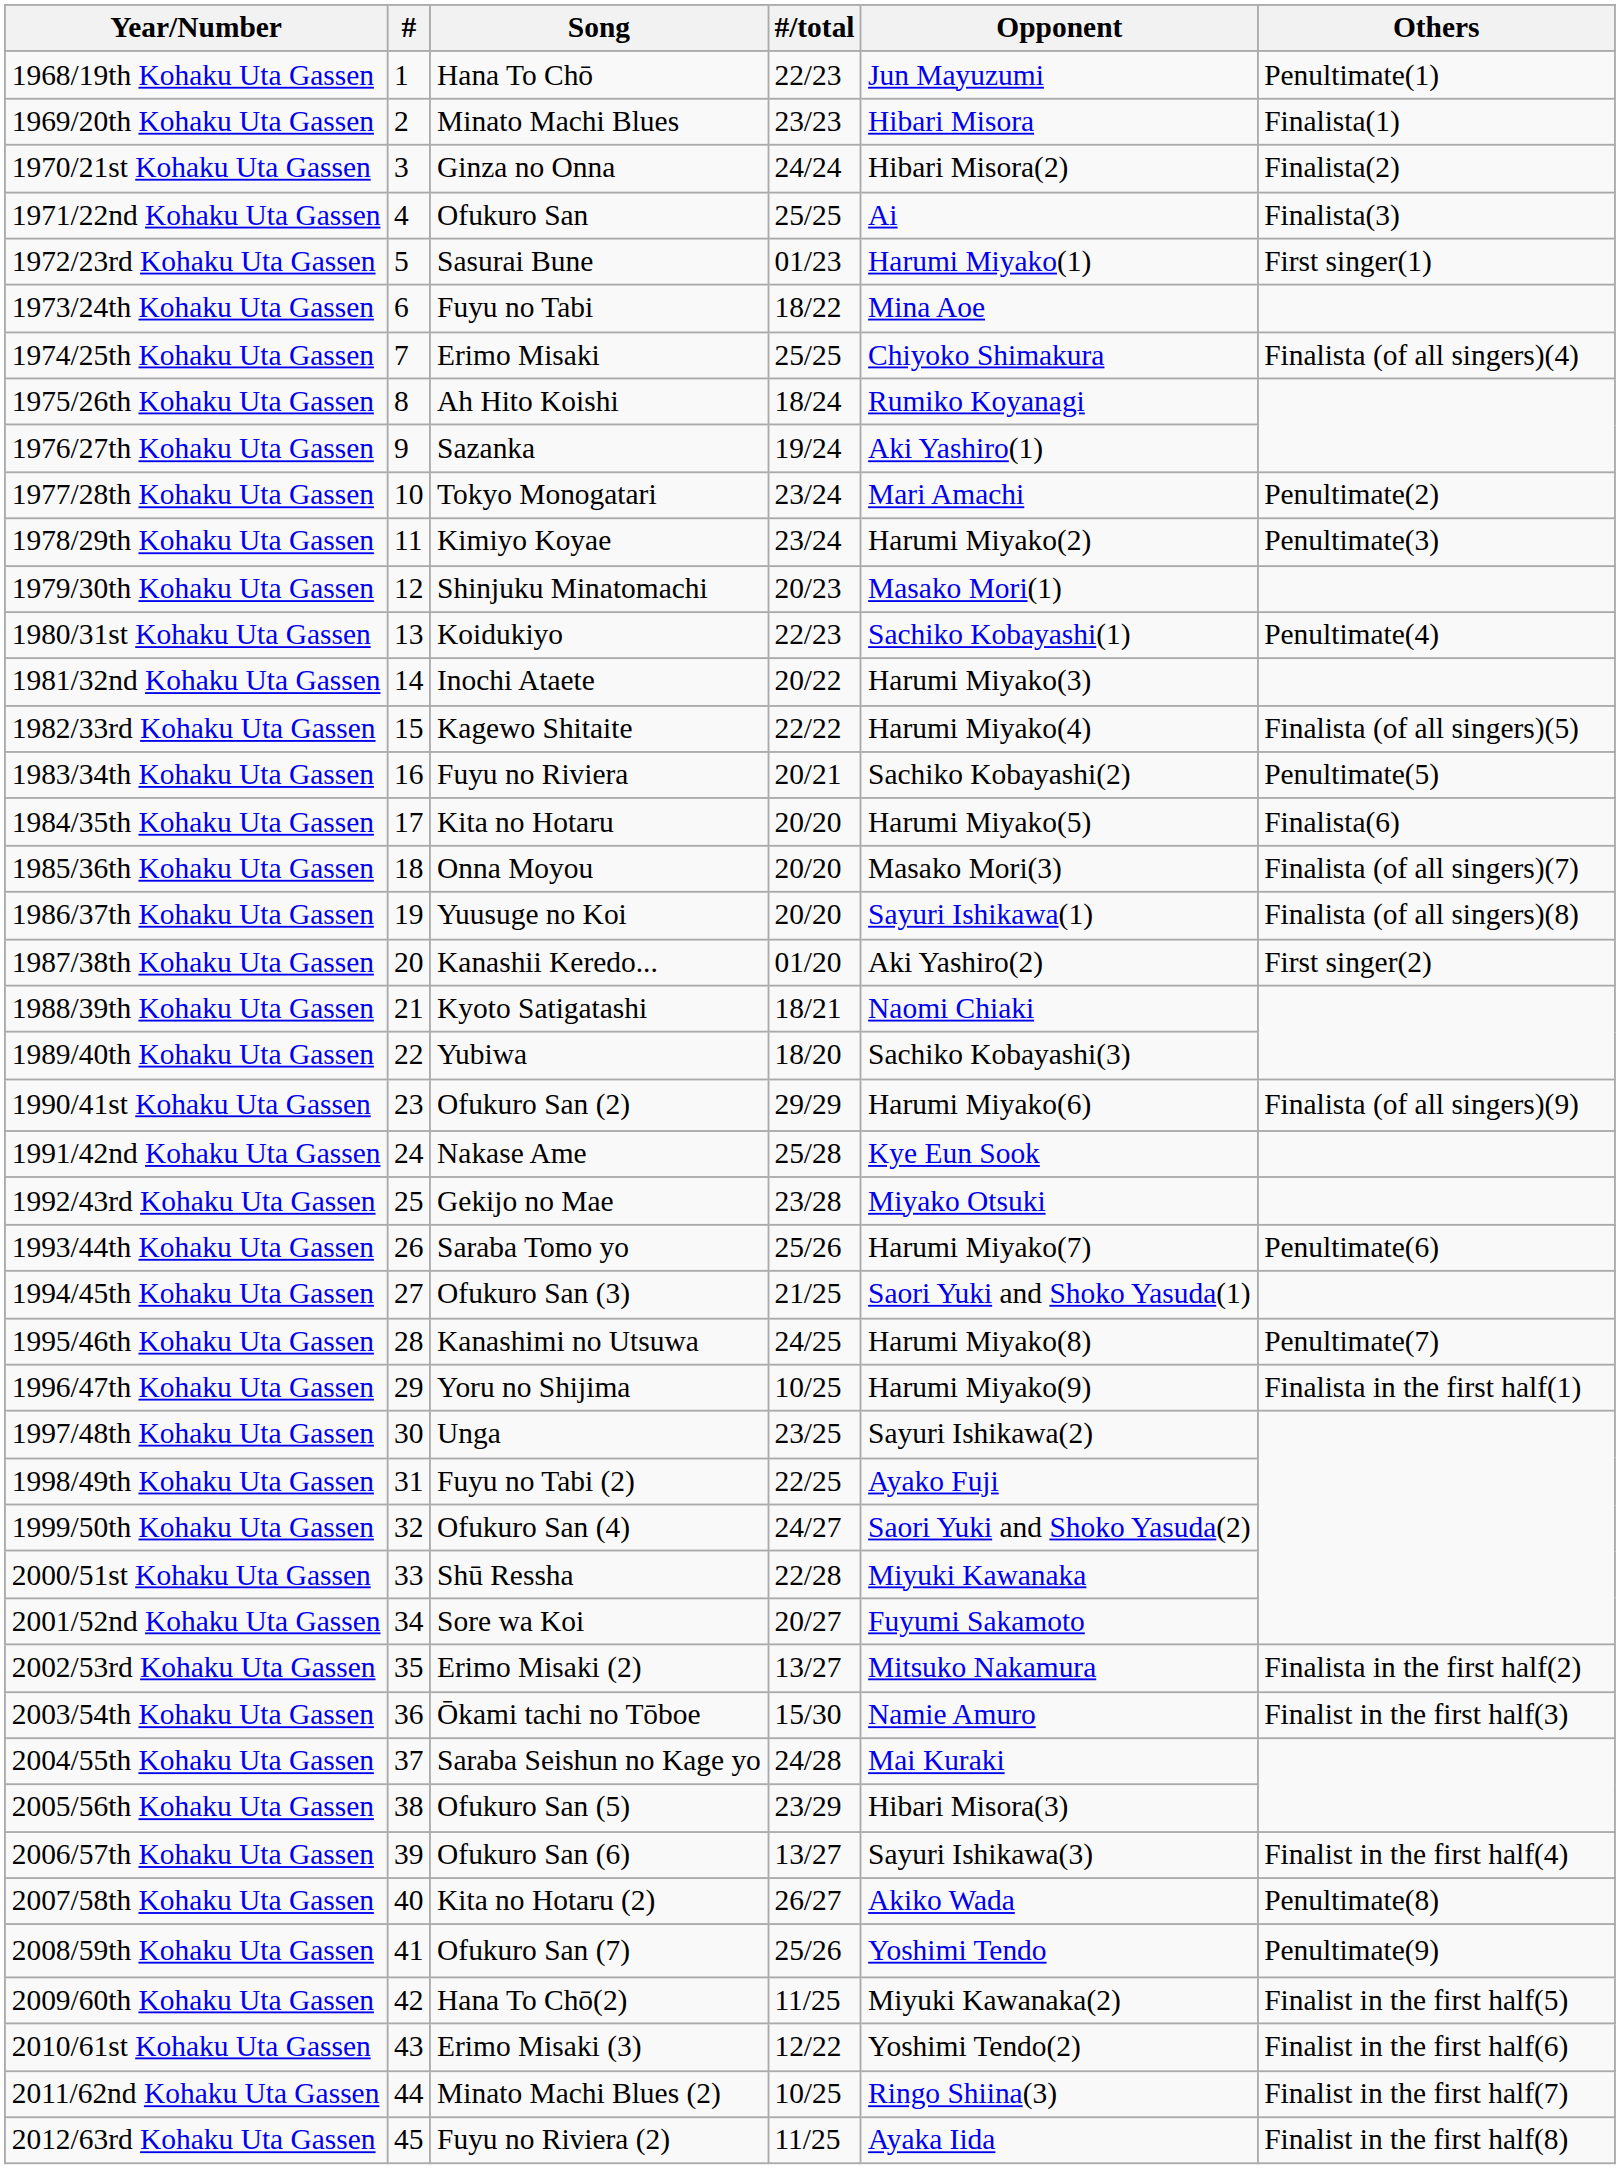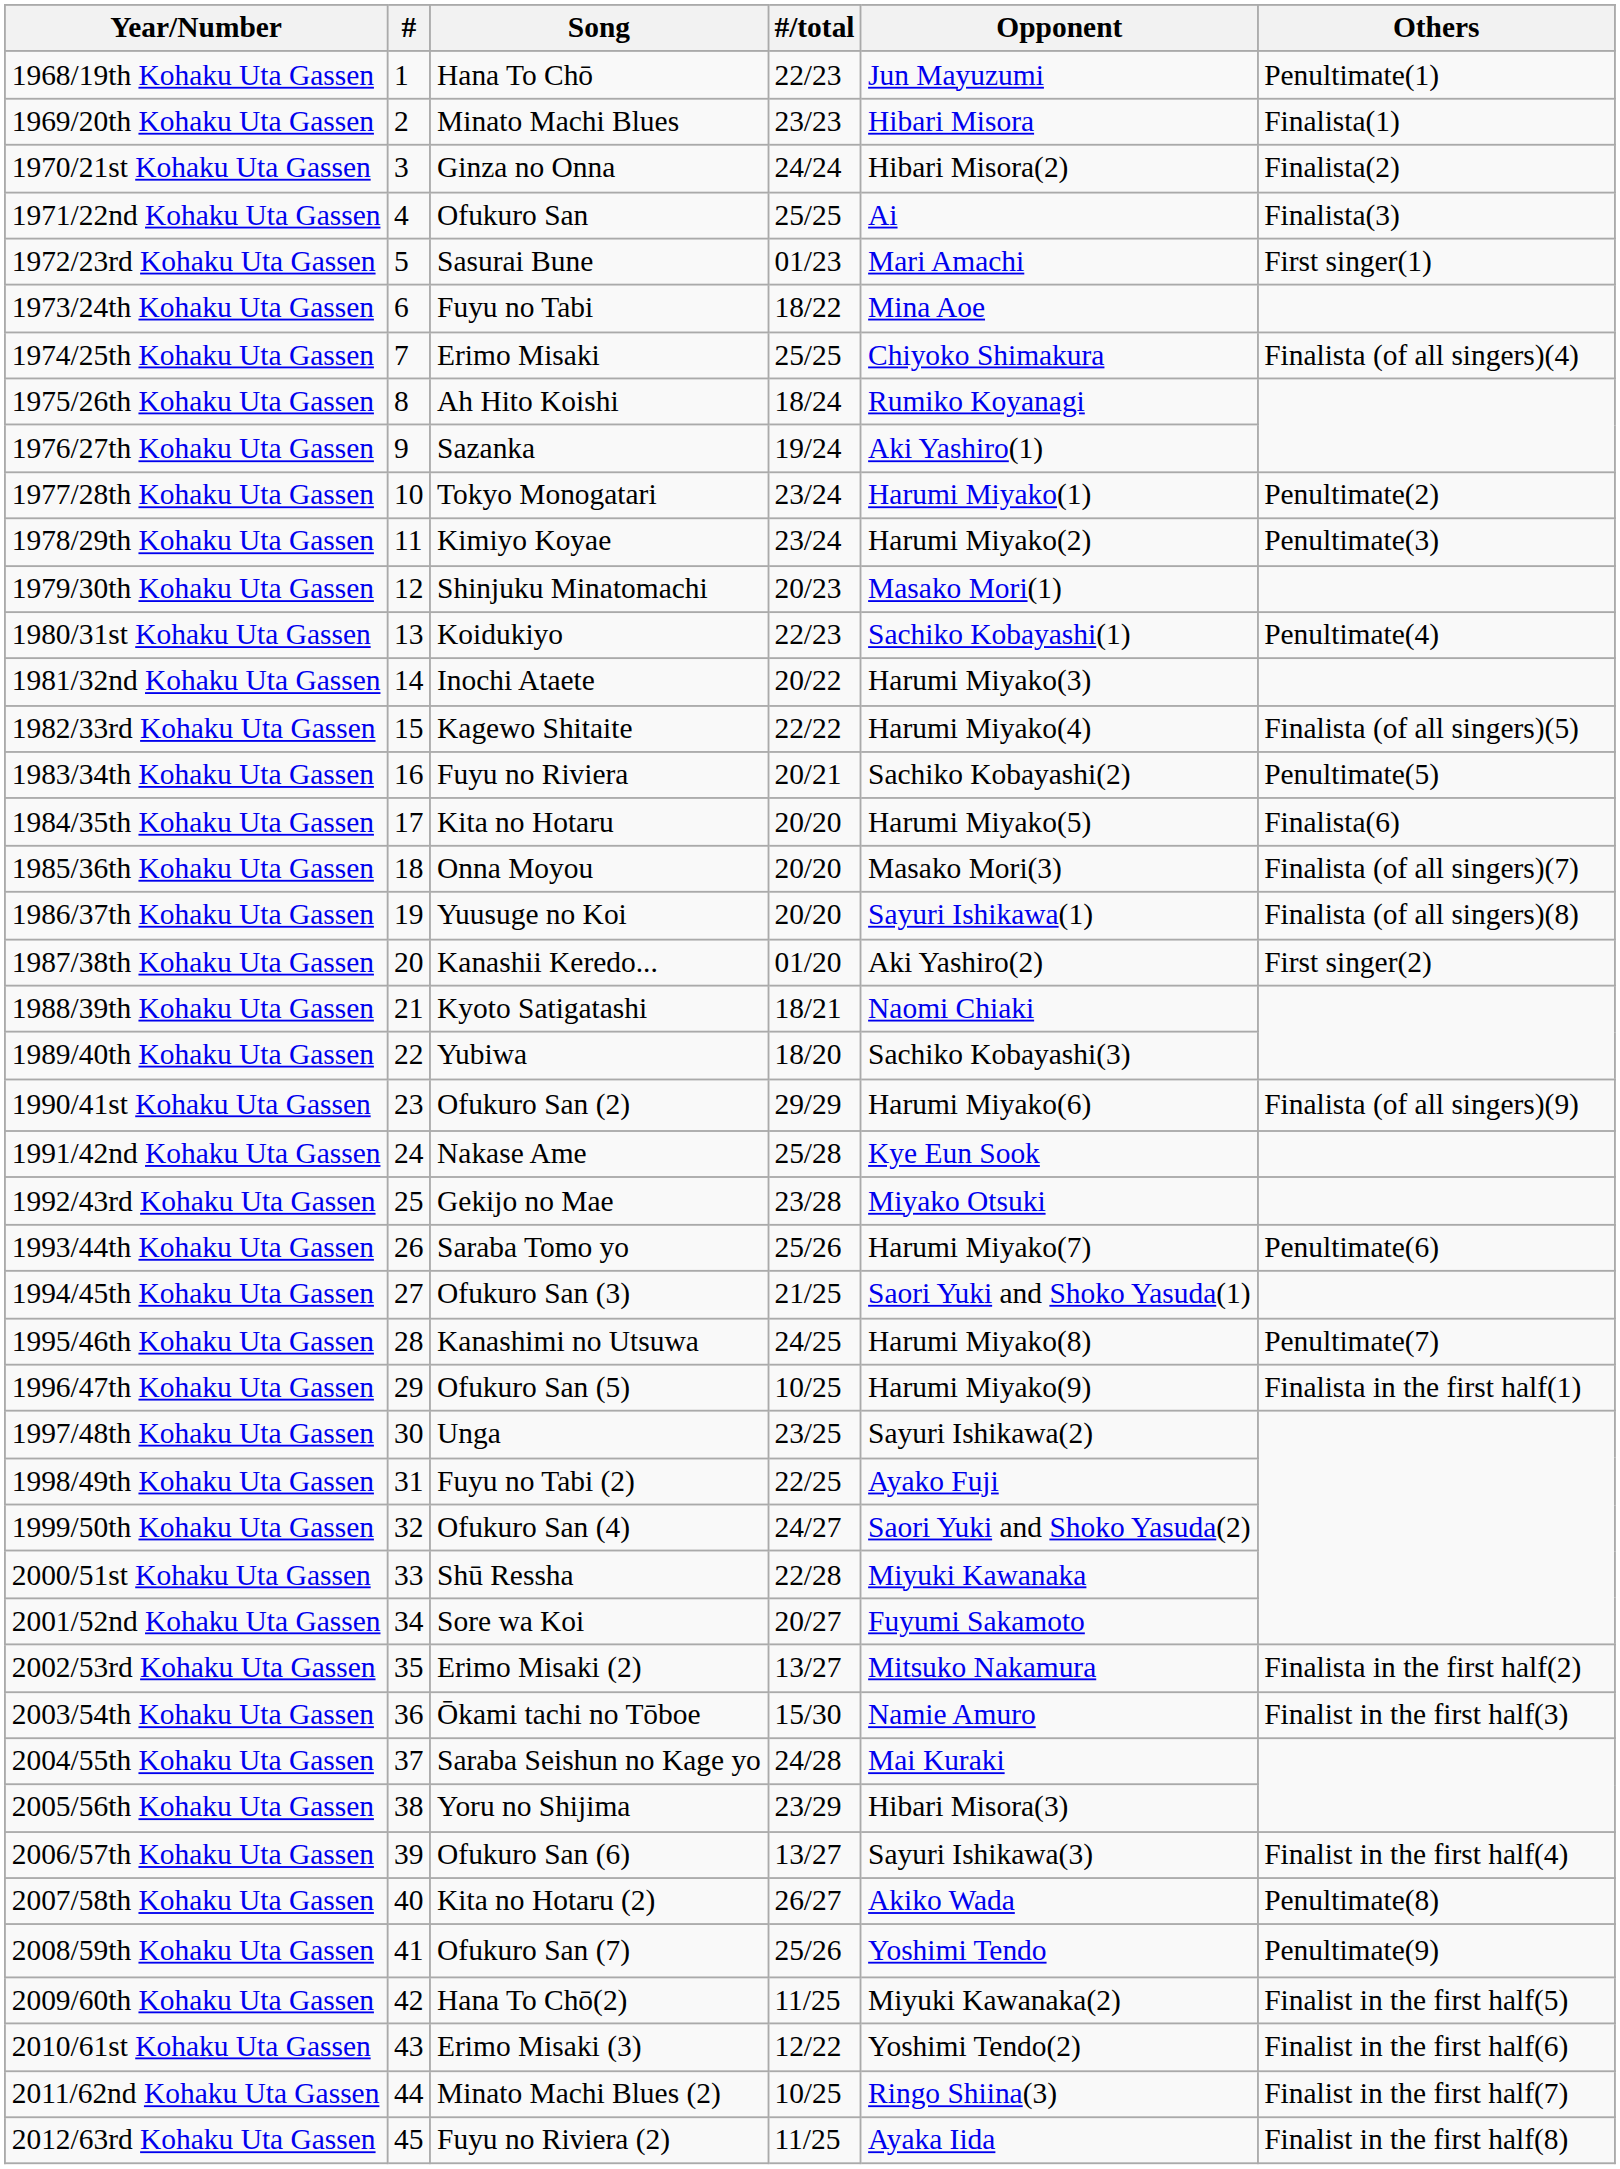(980, 261) Harumi Miyako(1) -> (946, 261) Mari Amachi
(946, 494) Mari Amachi -> (980, 494) Harumi Miyako(1)
(534, 1387) Yoru no Shijima -> (534, 1387) Ofukuro San (5)
(534, 1807) Ofukuro San (5) -> (534, 1807) Yoru no Shijima
